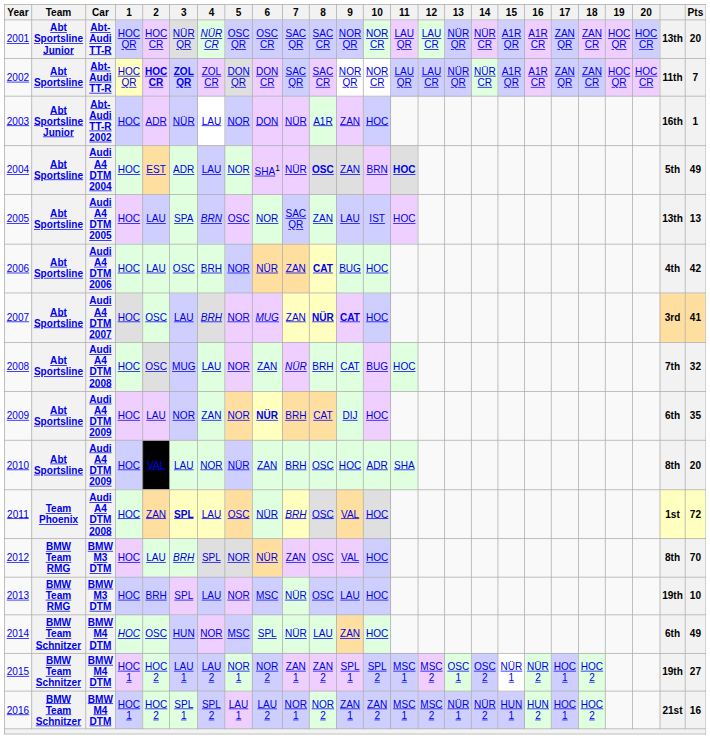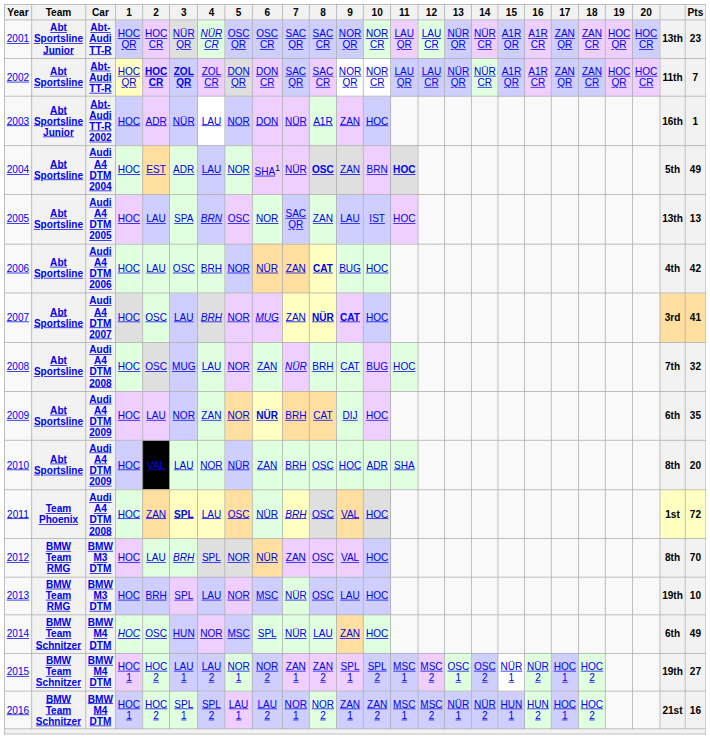(695, 39) 20 -> (695, 39) 23
